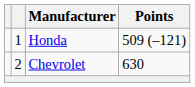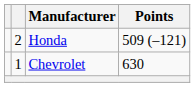(18, 40) 1 -> (18, 40) 2
(18, 64) 2 -> (18, 64) 1
